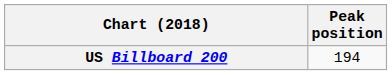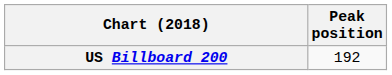(347, 58) 194 -> (347, 58) 192
